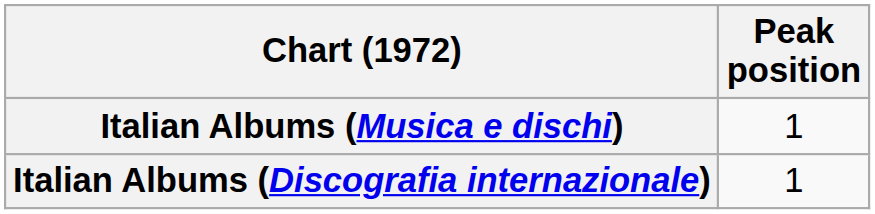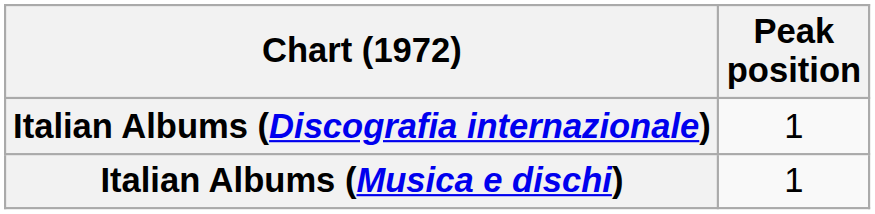rows swapped: (362, 180) <-> (362, 125)
